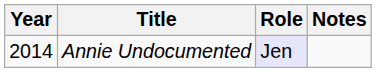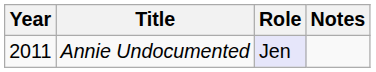(31, 51) 2014 -> (30, 51) 2011
